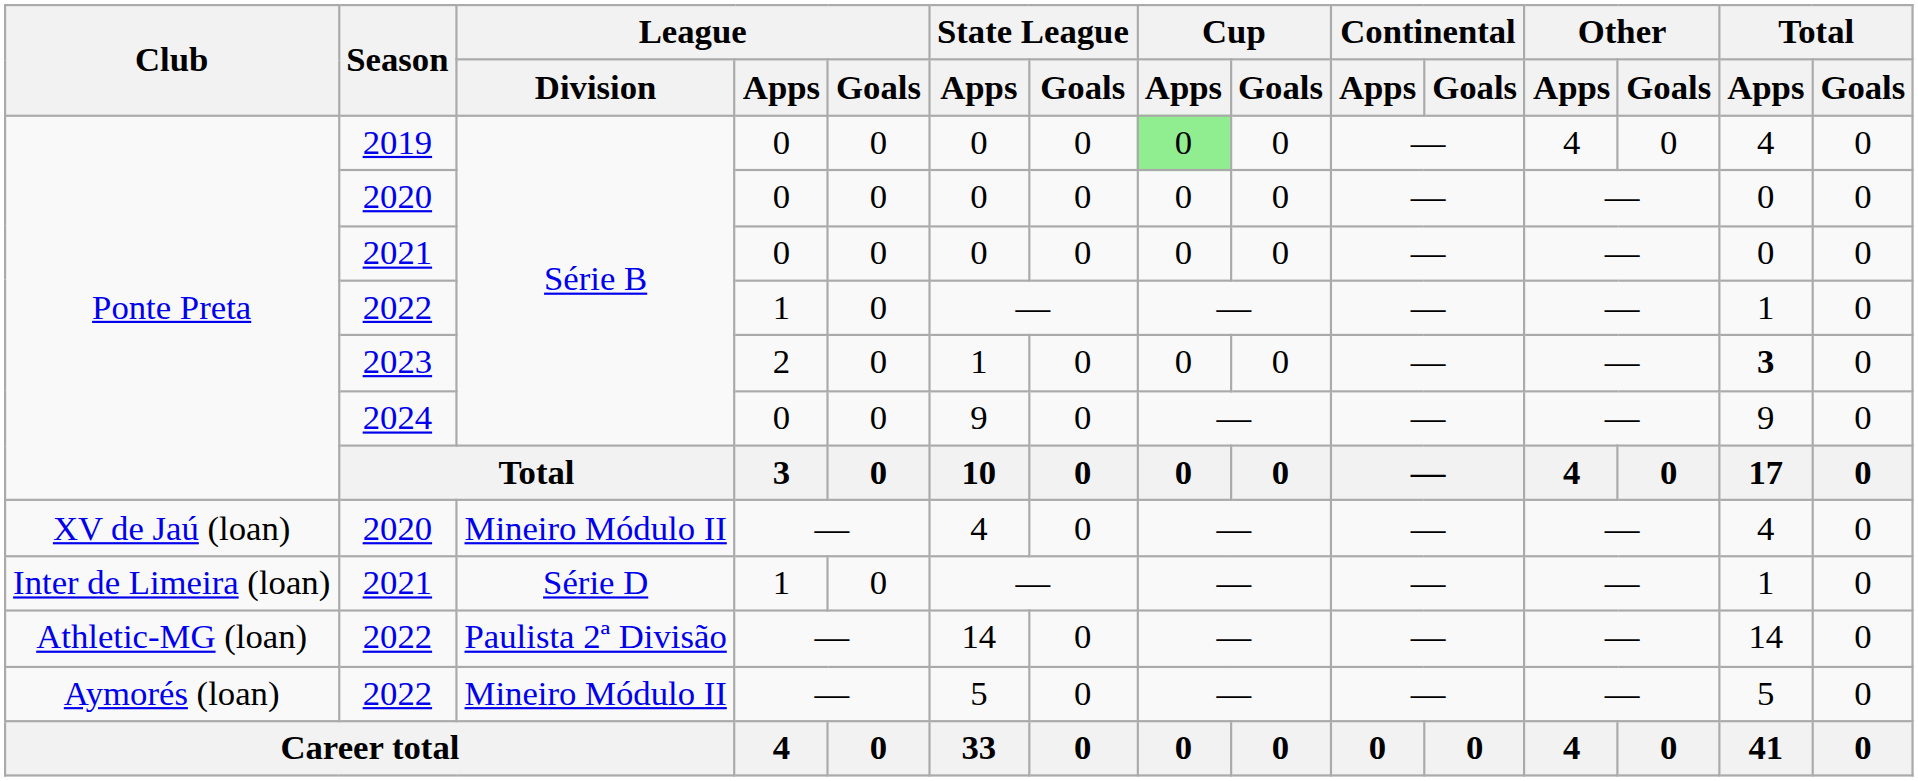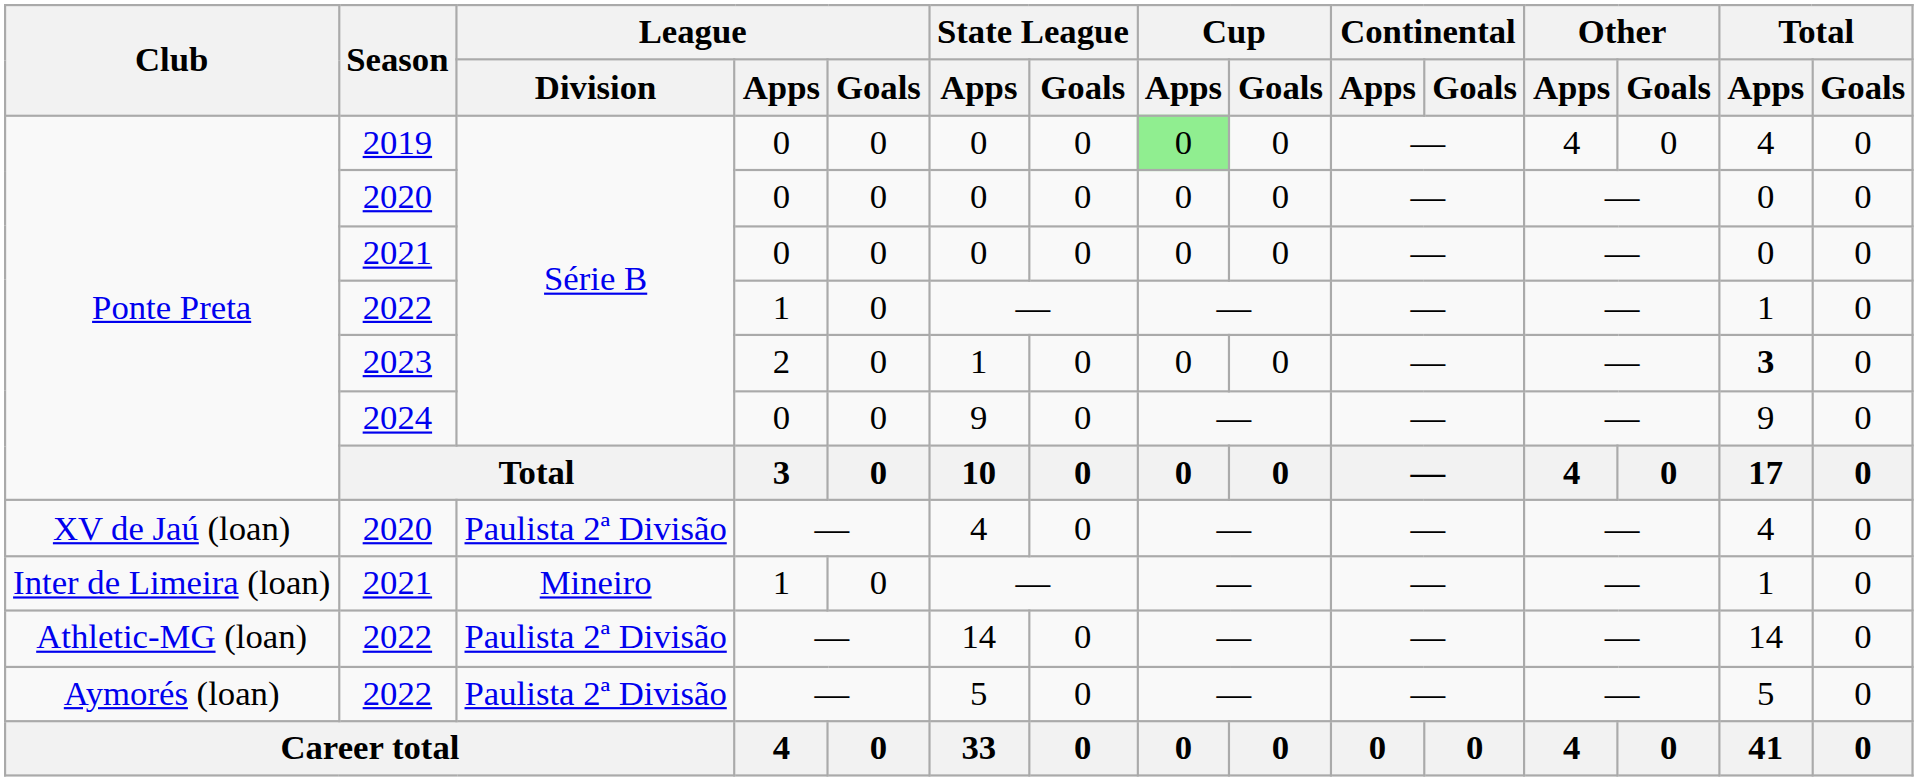(596, 527) Mineiro Módulo II -> (596, 527) Paulista 2ª Divisão
(596, 582) Série D -> (596, 582) Mineiro
(596, 692) Mineiro Módulo II -> (596, 692) Paulista 2ª Divisão
